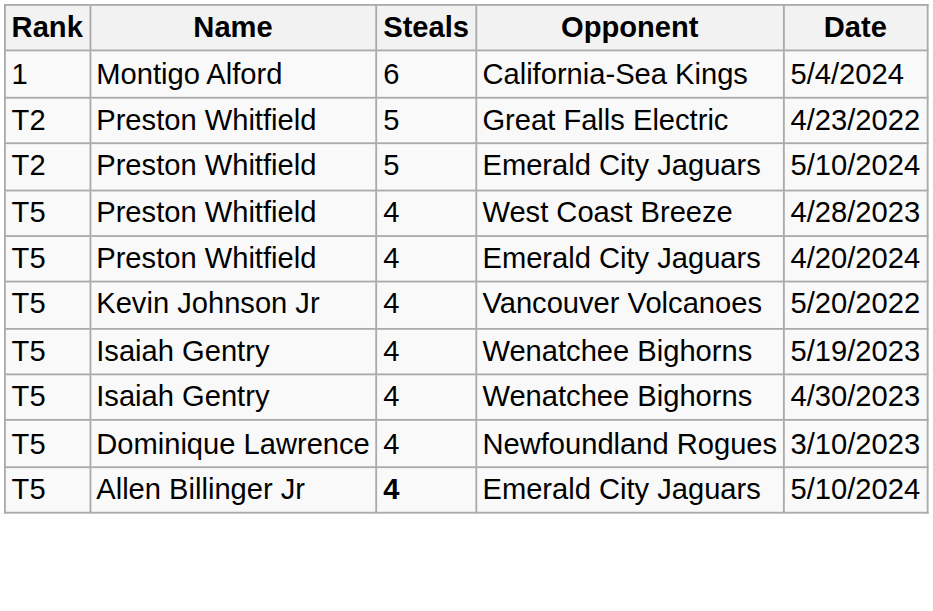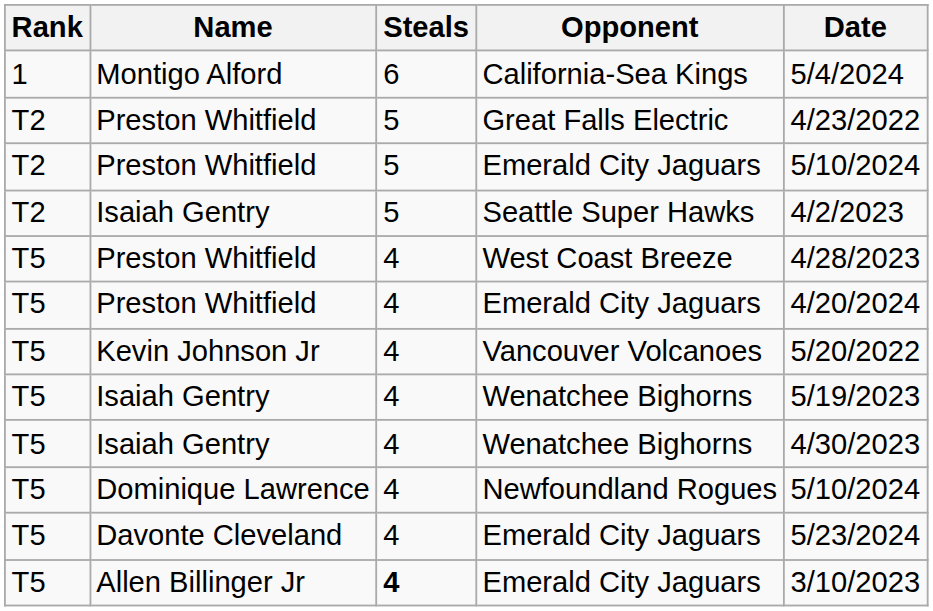+ row: (183, 212)
(855, 443) 3/10/2023 -> (855, 489) 5/10/2024
+ row: (219, 535)
(855, 489) 5/10/2024 -> (855, 581) 3/10/2023
